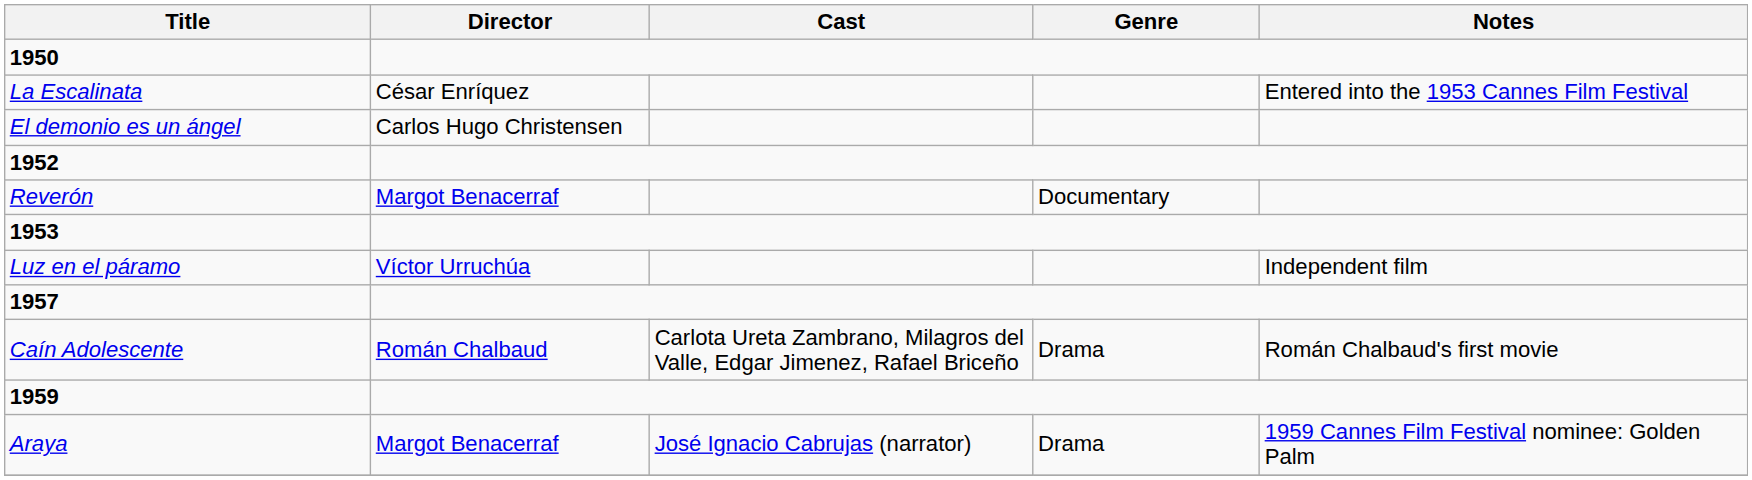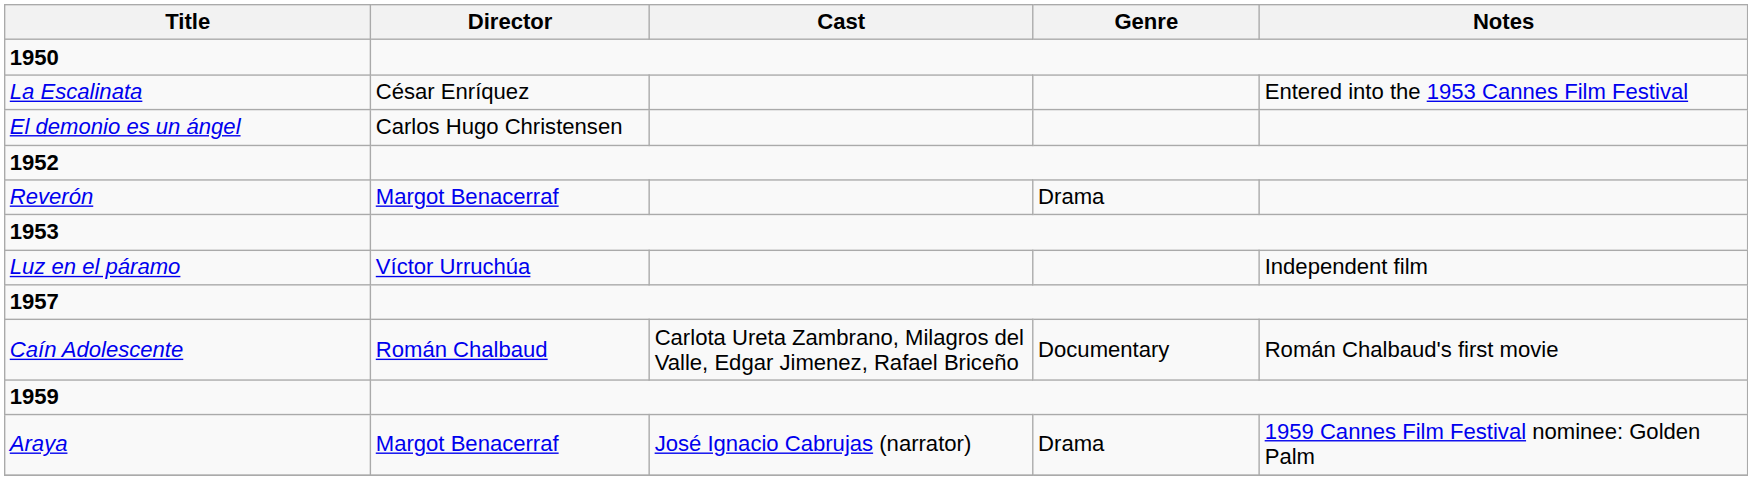(1104, 197) Documentary -> (1071, 197) Drama
(1071, 349) Drama -> (1104, 349) Documentary
